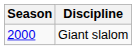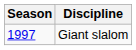(21, 34) 2000 -> (21, 34) 1997
